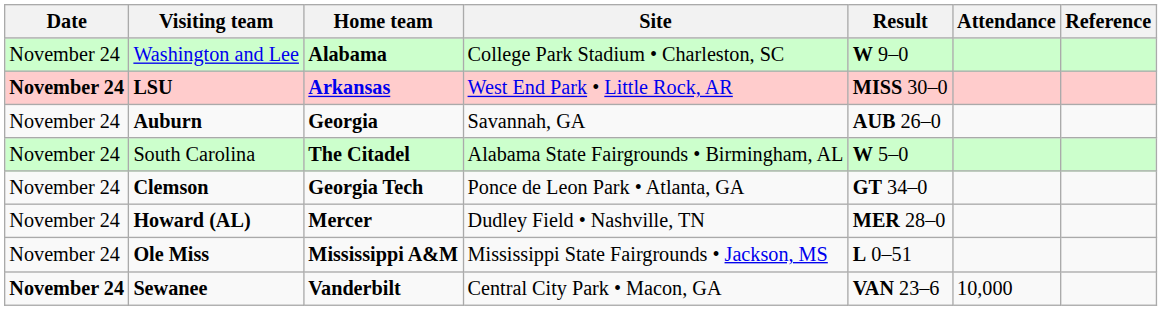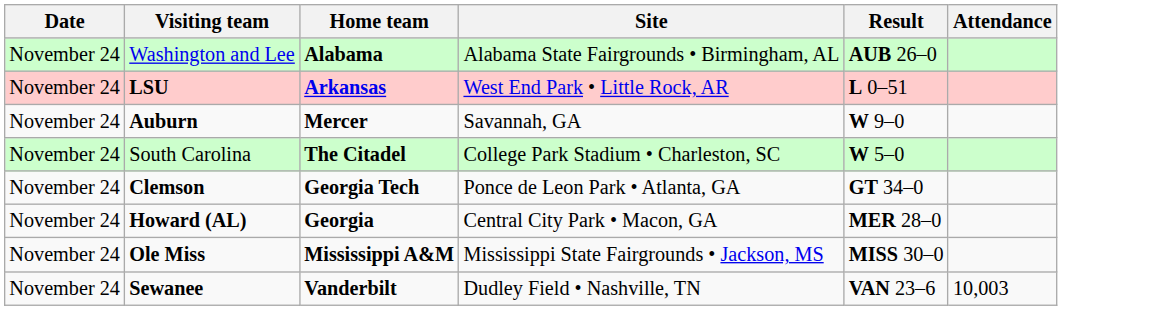- column: (1108, 21)
(626, 54) College Park Stadium • Charleston, SC -> (651, 54) Alabama State Fairgrounds • Birmingham, AL
(881, 54) W 9–0 -> (893, 54) AUB 26–0
(67, 88) bold -> (65, 88) normal
(900, 88) MISS 30–0 -> (878, 88) L 0–51
(343, 121) Georgia -> (336, 121) Mercer
(897, 121) AUB 26–0 -> (876, 121) W 9–0
(655, 154) Alabama State Fairgrounds • Birmingham, AL -> (622, 154) College Park Stadium • Charleston, SC
(340, 221) Mercer -> (339, 221) Georgia
(586, 221) Dudley Field • Nashville, TN -> (590, 221) Central City Park • Macon, GA
(882, 254) L 0–51 -> (896, 254) MISS 30–0
(67, 288) bold -> (65, 288) normal
(595, 288) Central City Park • Macon, GA -> (582, 288) Dudley Field • Nashville, TN
(985, 288) 10,000 -> (981, 288) 10,003
